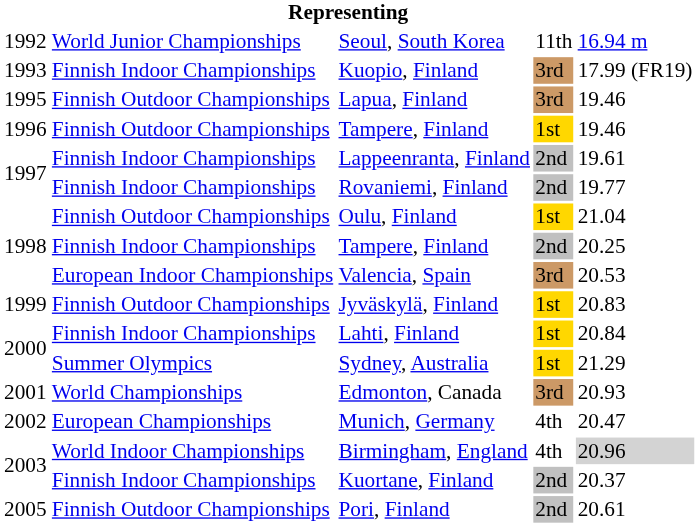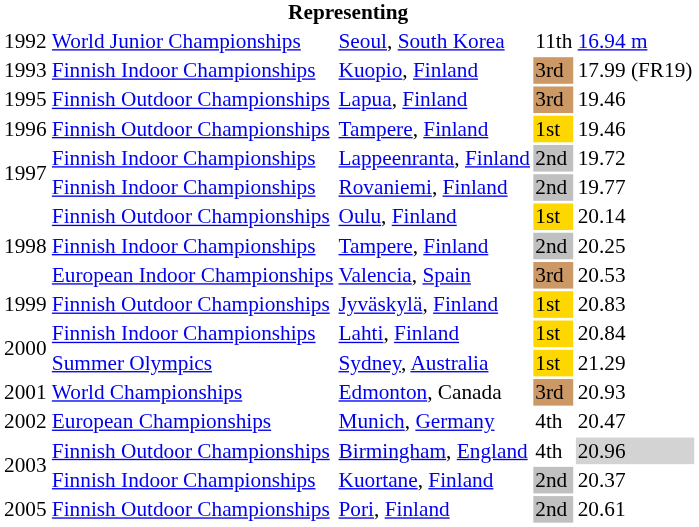(602, 158) 19.61 -> (602, 158) 19.72
(602, 216) 21.04 -> (602, 216) 20.14
(178, 450) World Indoor Championships -> (191, 450) Finnish Outdoor Championships
